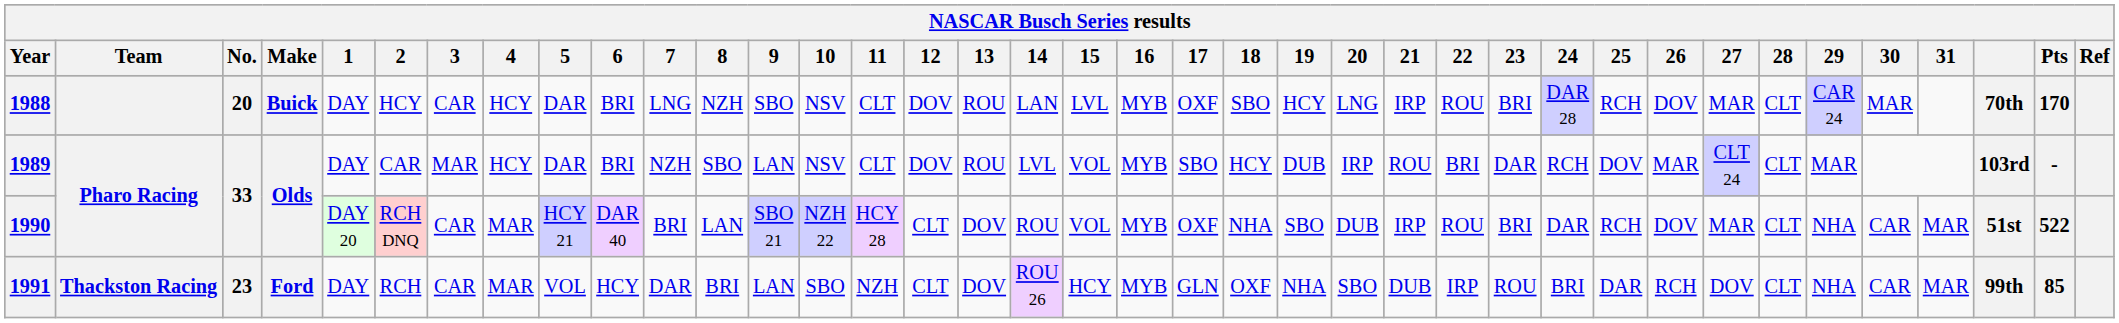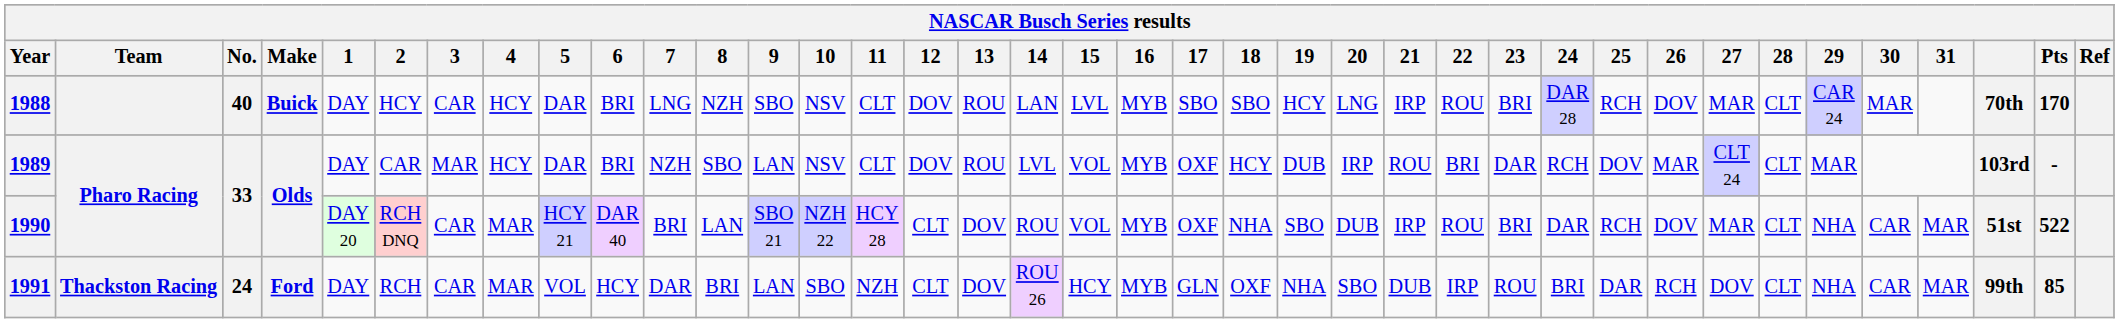(242, 104) 20 -> (242, 104) 40
(1198, 104) OXF -> (1198, 104) SBO
(1198, 165) SBO -> (1198, 165) OXF
(242, 286) 23 -> (242, 286) 24
